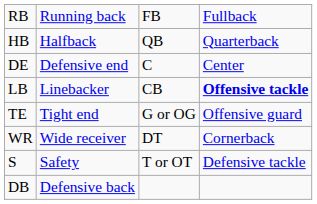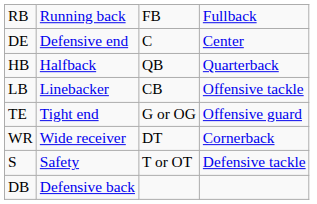rows swapped: (19, 41) <-> (18, 65)
(256, 89) bold -> (253, 89) normal
